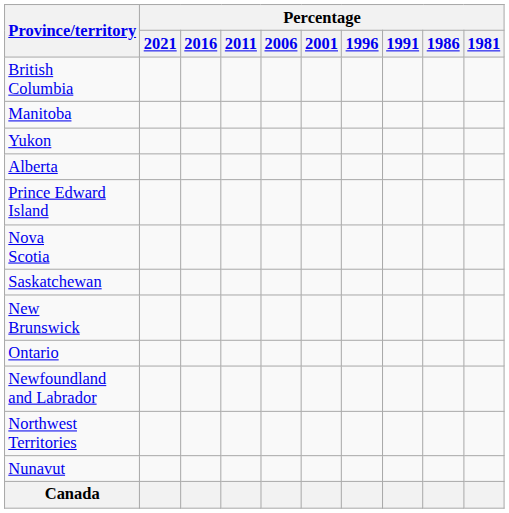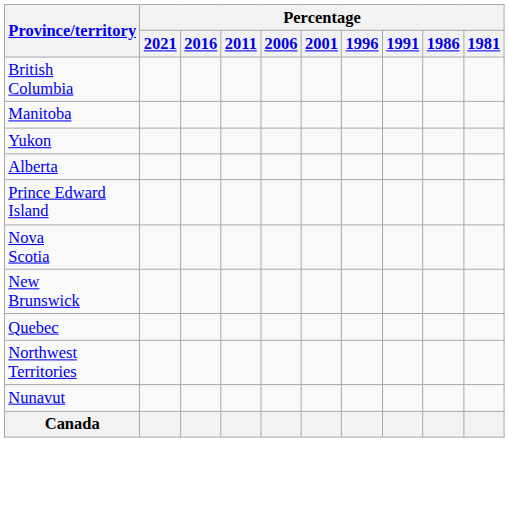- row: (55, 282)
+ row: (33, 326)
- row: (33, 353)
- row: (57, 388)
